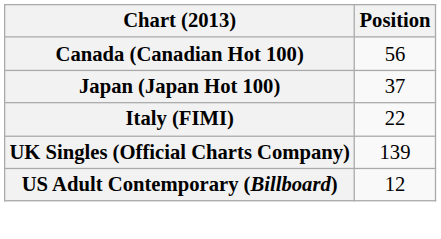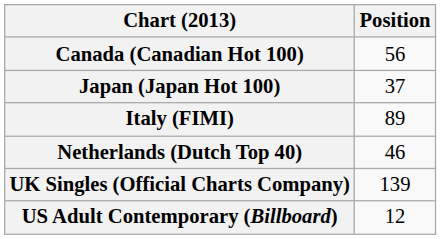(395, 119) 22 -> (395, 119) 89
+ row: (180, 151)
